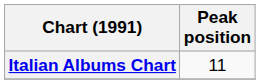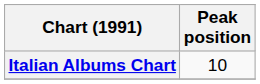(217, 65) 11 -> (217, 65) 10
